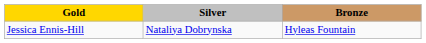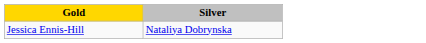- column: (352, 13)
